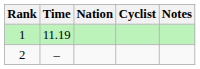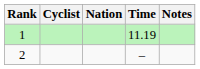columns swapped: (137, 14) <-> (57, 14)
